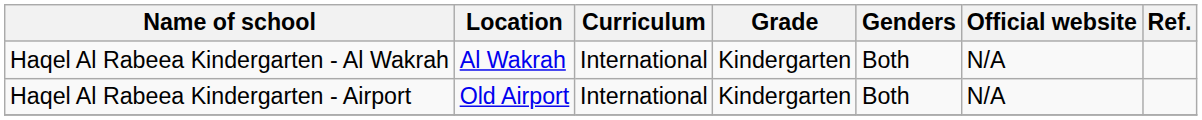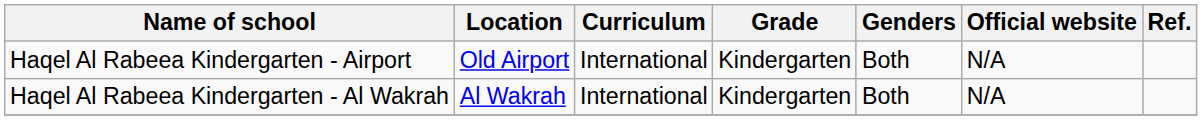rows swapped: (230, 59) <-> (211, 96)
